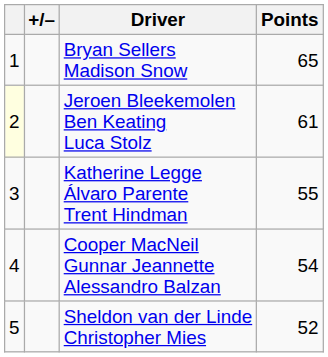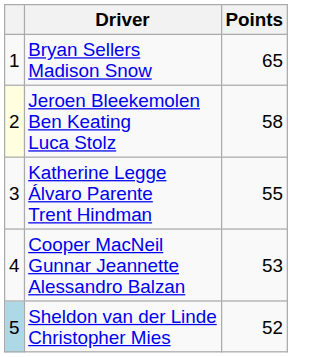- column: (42, 20)
(308, 122) 61 -> (273, 122) 58
(308, 266) 54 -> (273, 266) 53
(14, 327) no background -> (14, 327) lightblue background
